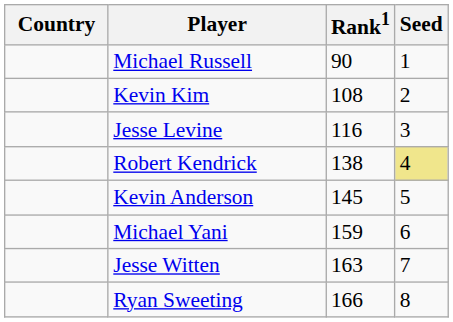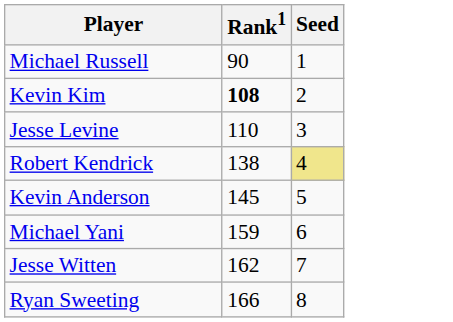- column: (57, 24)
(347, 95) normal -> (243, 95) bold
(347, 129) 116 -> (243, 129) 110
(347, 265) 163 -> (243, 265) 162
